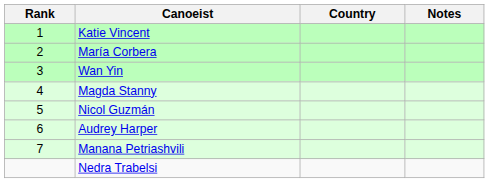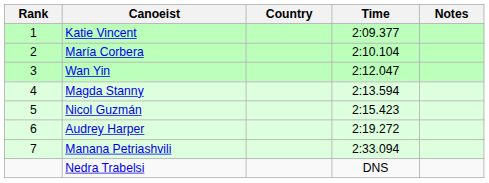+ column: (376, 14)
